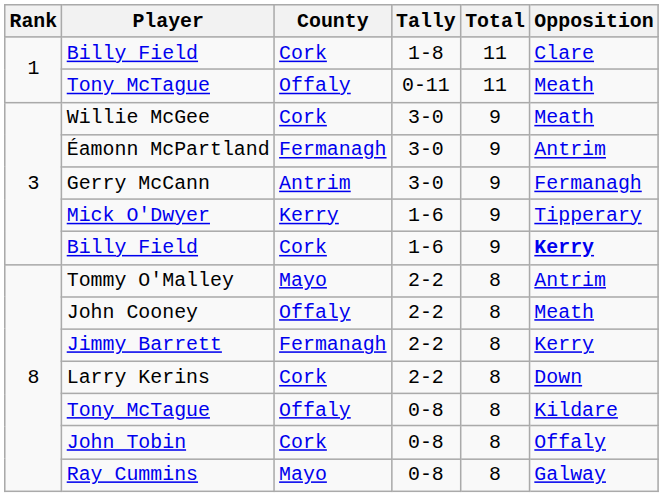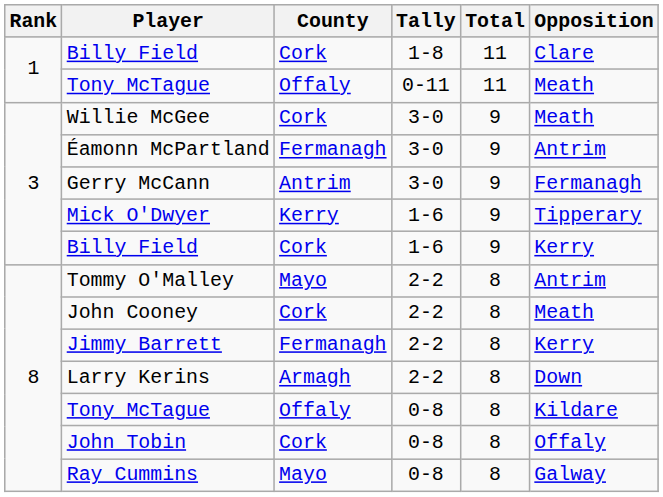(564, 248) bold -> (564, 248) normal
(315, 313) Offaly -> (303, 313) Cork
(303, 378) Cork -> (315, 378) Armagh
